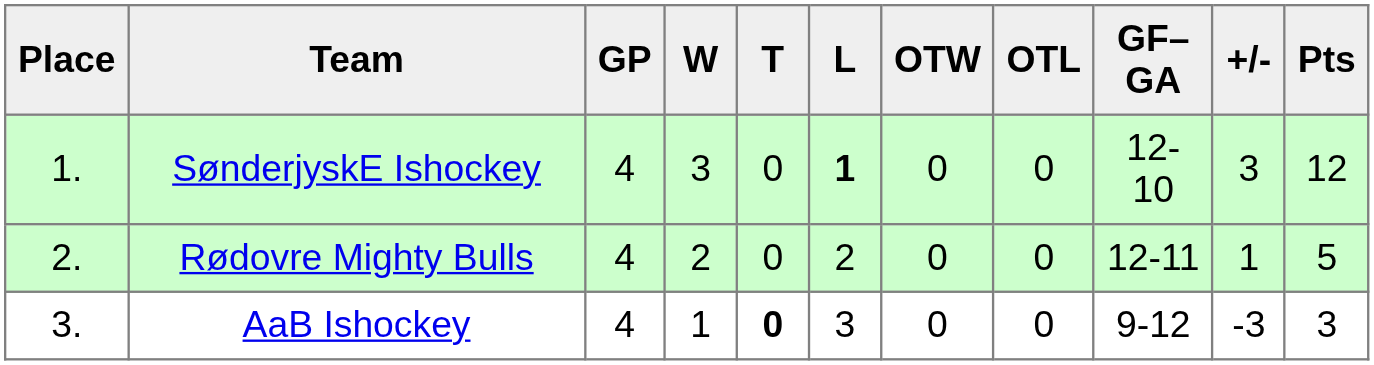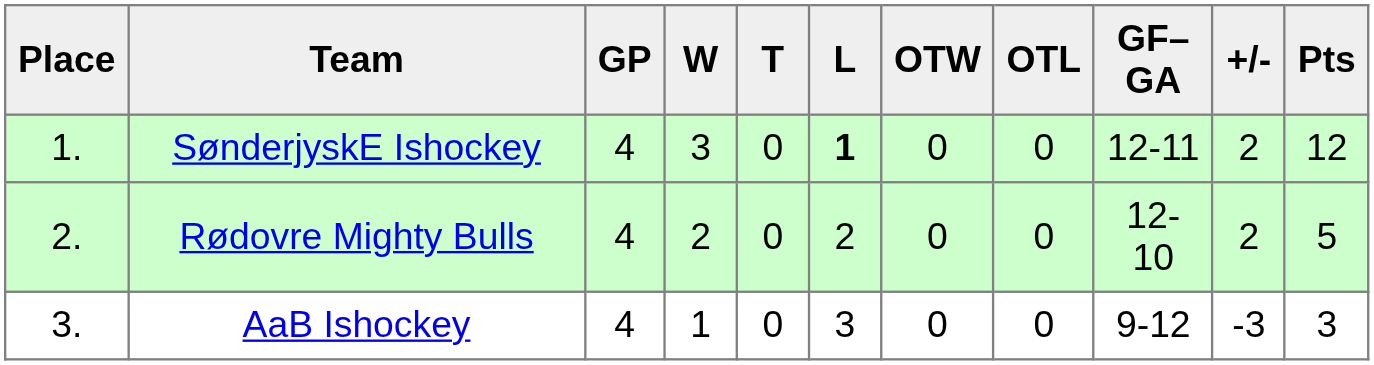(1153, 168) 12-10 -> (1153, 147) 12-11
(1249, 168) 3 -> (1249, 147) 2
(1153, 257) 12-11 -> (1153, 236) 12-10
(1249, 257) 1 -> (1249, 236) 2
(773, 324) bold -> (773, 324) normal
